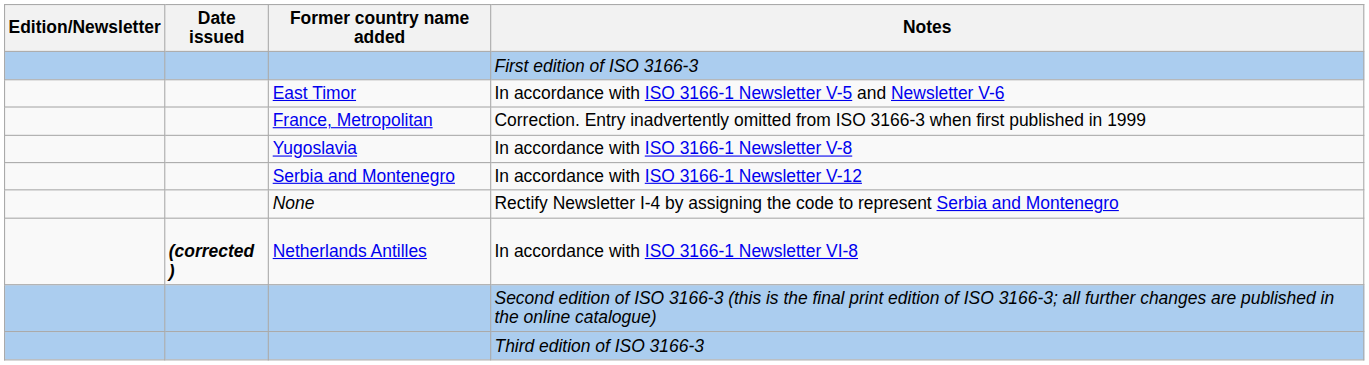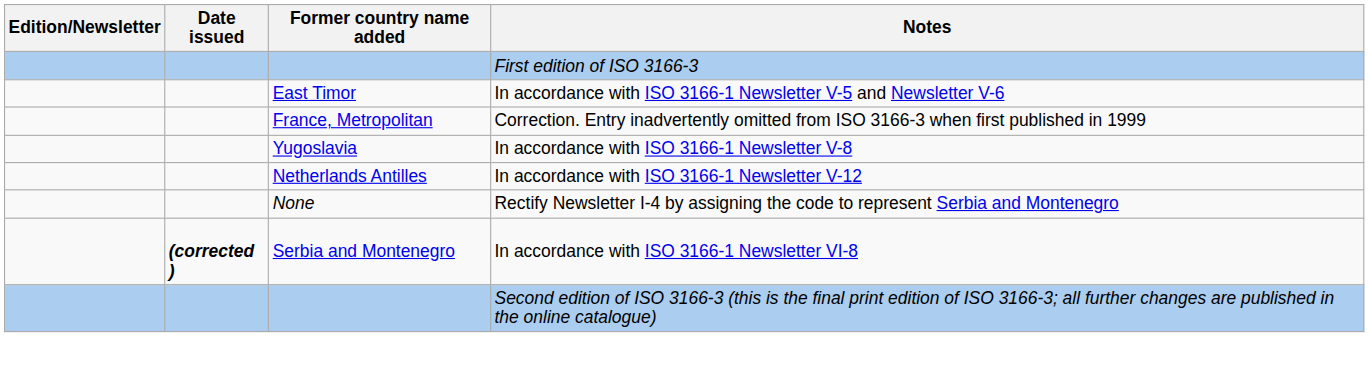(364, 176) Serbia and Montenegro -> (350, 176) Netherlands Antilles
(350, 251) Netherlands Antilles -> (364, 251) Serbia and Montenegro
- row: (599, 345)
